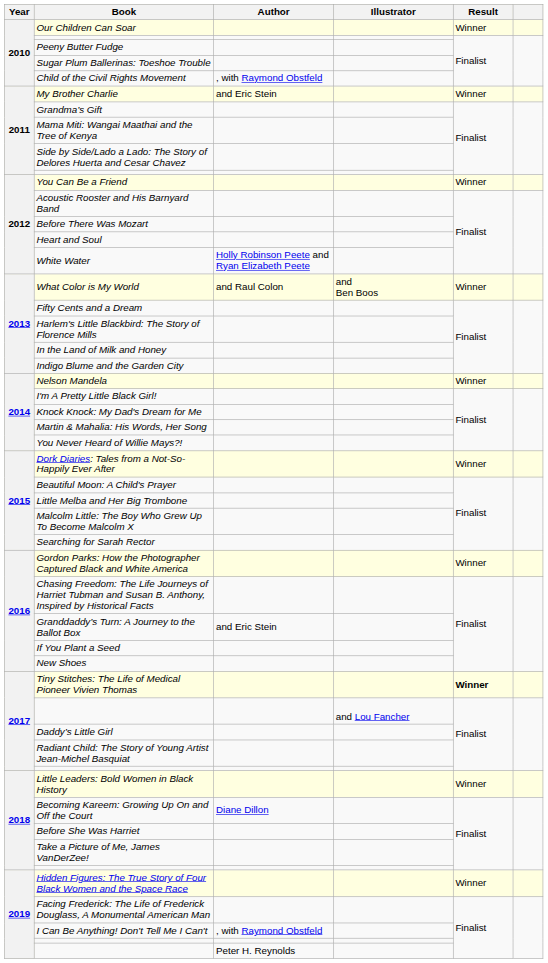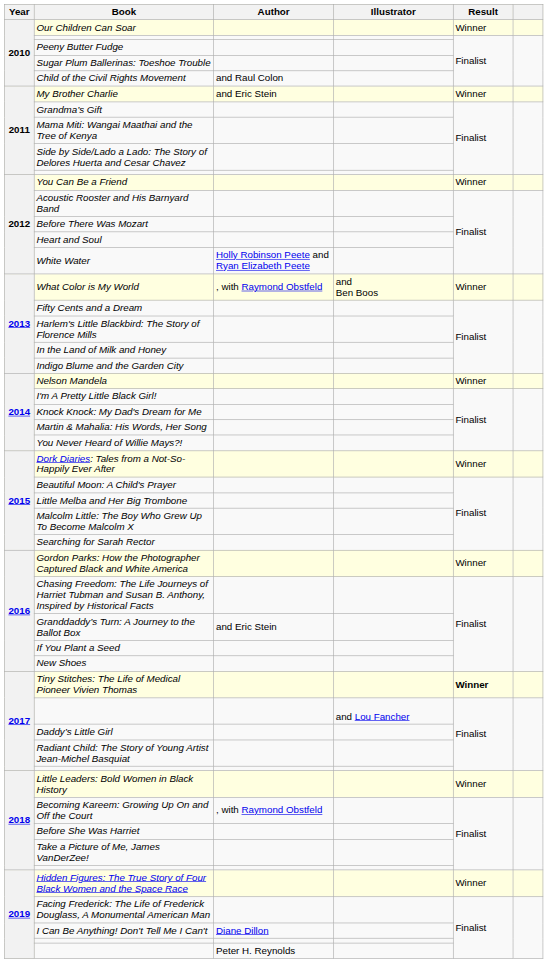(269, 78) , with Raymond Obstfeld -> (250, 78) and Raul Colon
(250, 287) and Raul Colon -> (269, 287) , with Raymond Obstfeld
(242, 810) Diane Dillon -> (269, 810) , with Raymond Obstfeld
(269, 930) , with Raymond Obstfeld -> (242, 930) Diane Dillon
